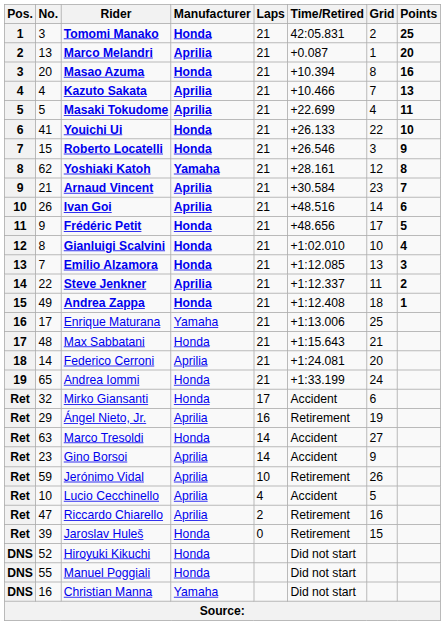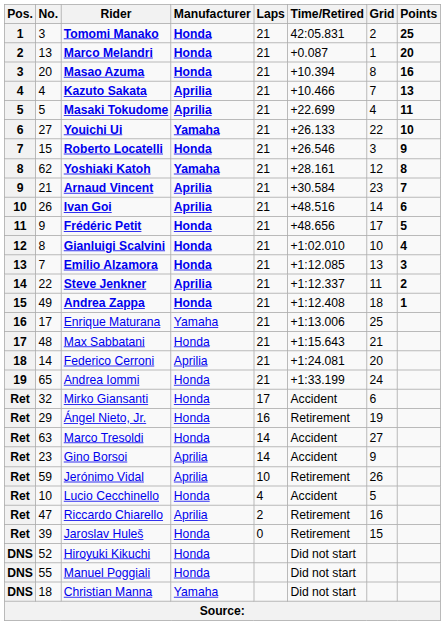(193, 53) Aprilia -> (193, 53) Honda
(45, 130) 41 -> (45, 130) 27
(193, 130) Honda -> (197, 130) Yamaha
(191, 418) Aprilia -> (192, 418) Honda
(191, 495) Aprilia -> (192, 495) Honda
(45, 592) 16 -> (45, 592) 18
